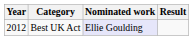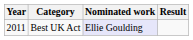(16, 27) 2012 -> (16, 27) 2011
